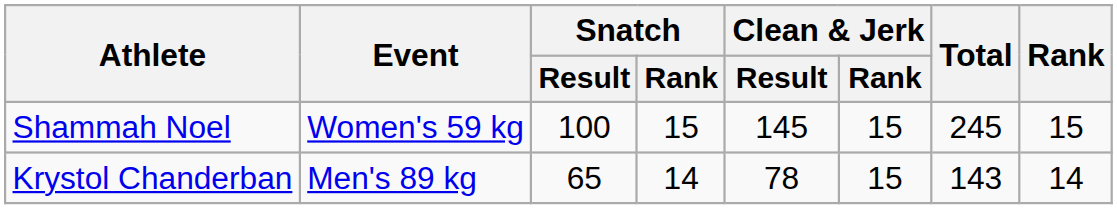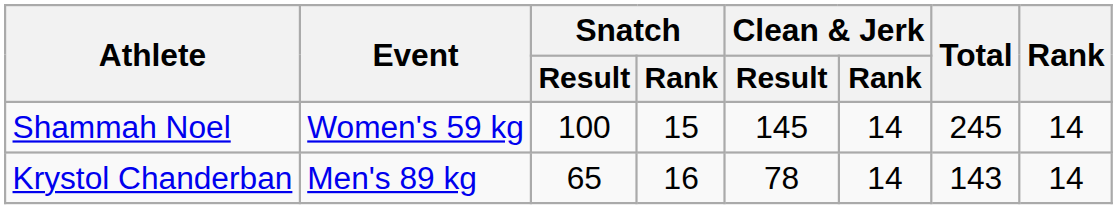(885, 128) 15 -> (885, 128) 14
(1066, 128) 15 -> (1066, 128) 14
(681, 178) 14 -> (681, 178) 16
(885, 178) 15 -> (885, 178) 14
